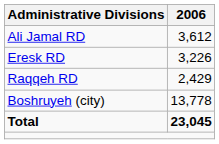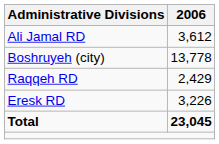rows swapped: (36, 57) <-> (56, 100)
